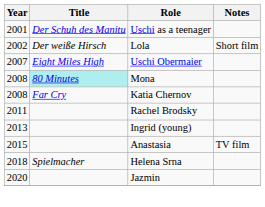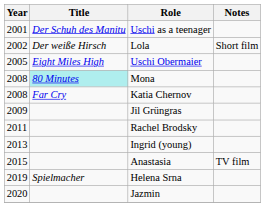(17, 62) 2007 -> (17, 62) 2005
+ row: (156, 111)
(17, 161) 2018 -> (17, 177) 2019
